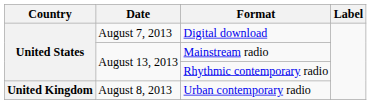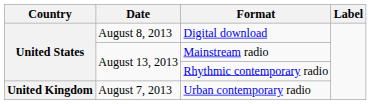(135, 33) August 7, 2013 -> (135, 33) August 8, 2013
(135, 90) August 8, 2013 -> (135, 90) August 7, 2013
